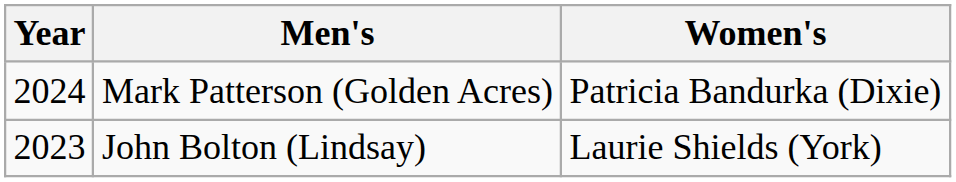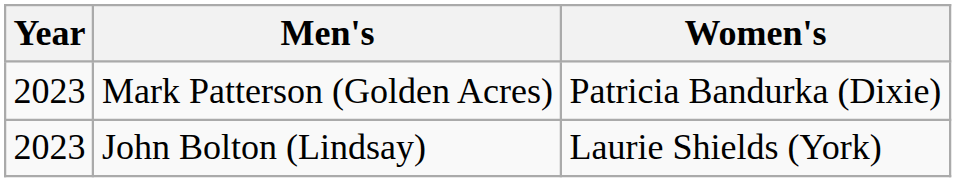(49, 90) 2024 -> (49, 90) 2023
